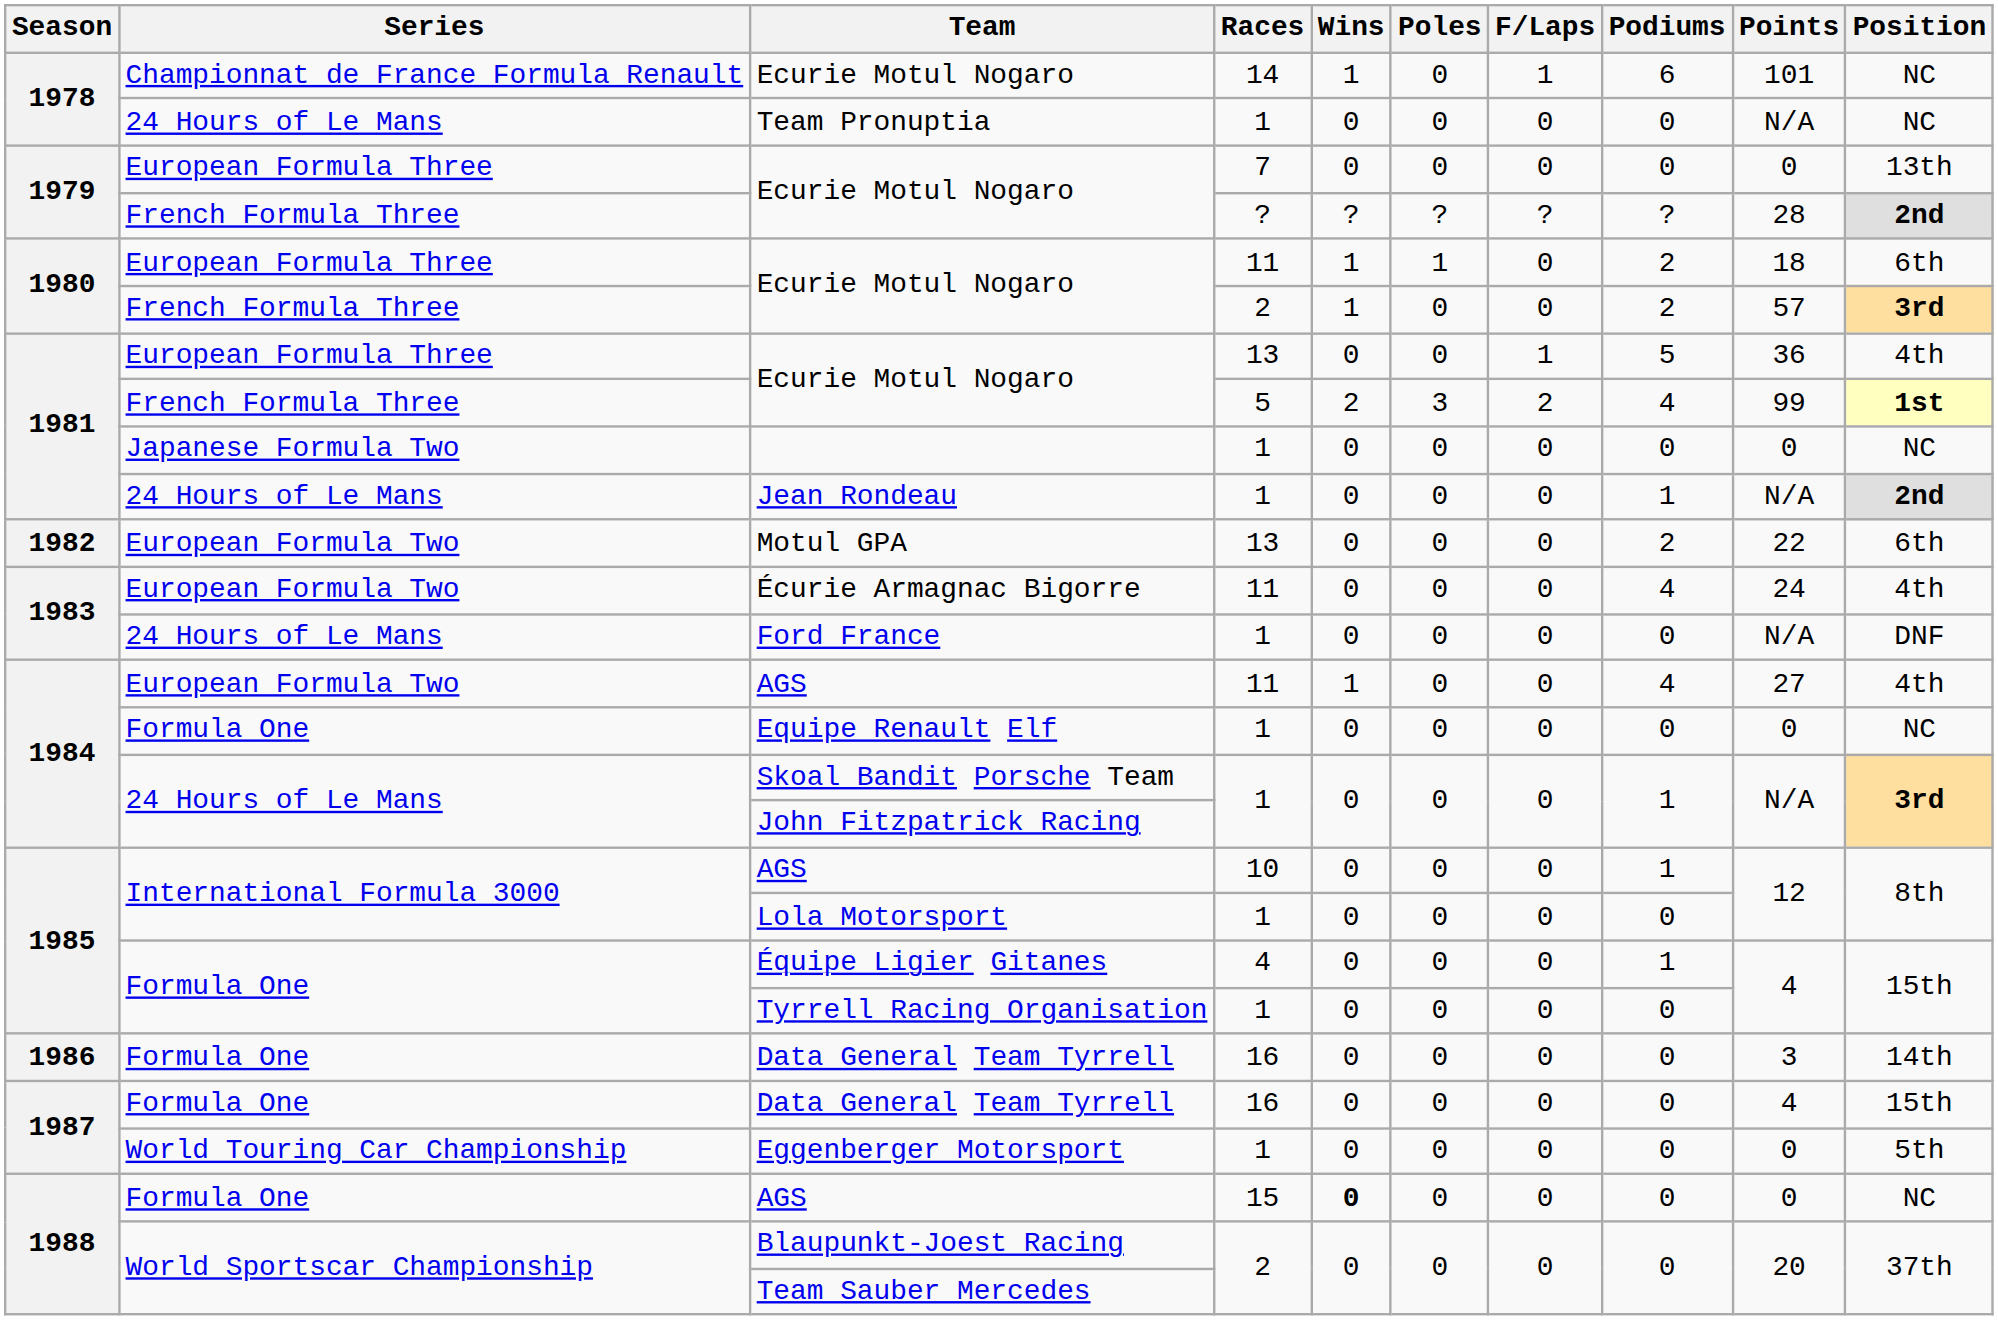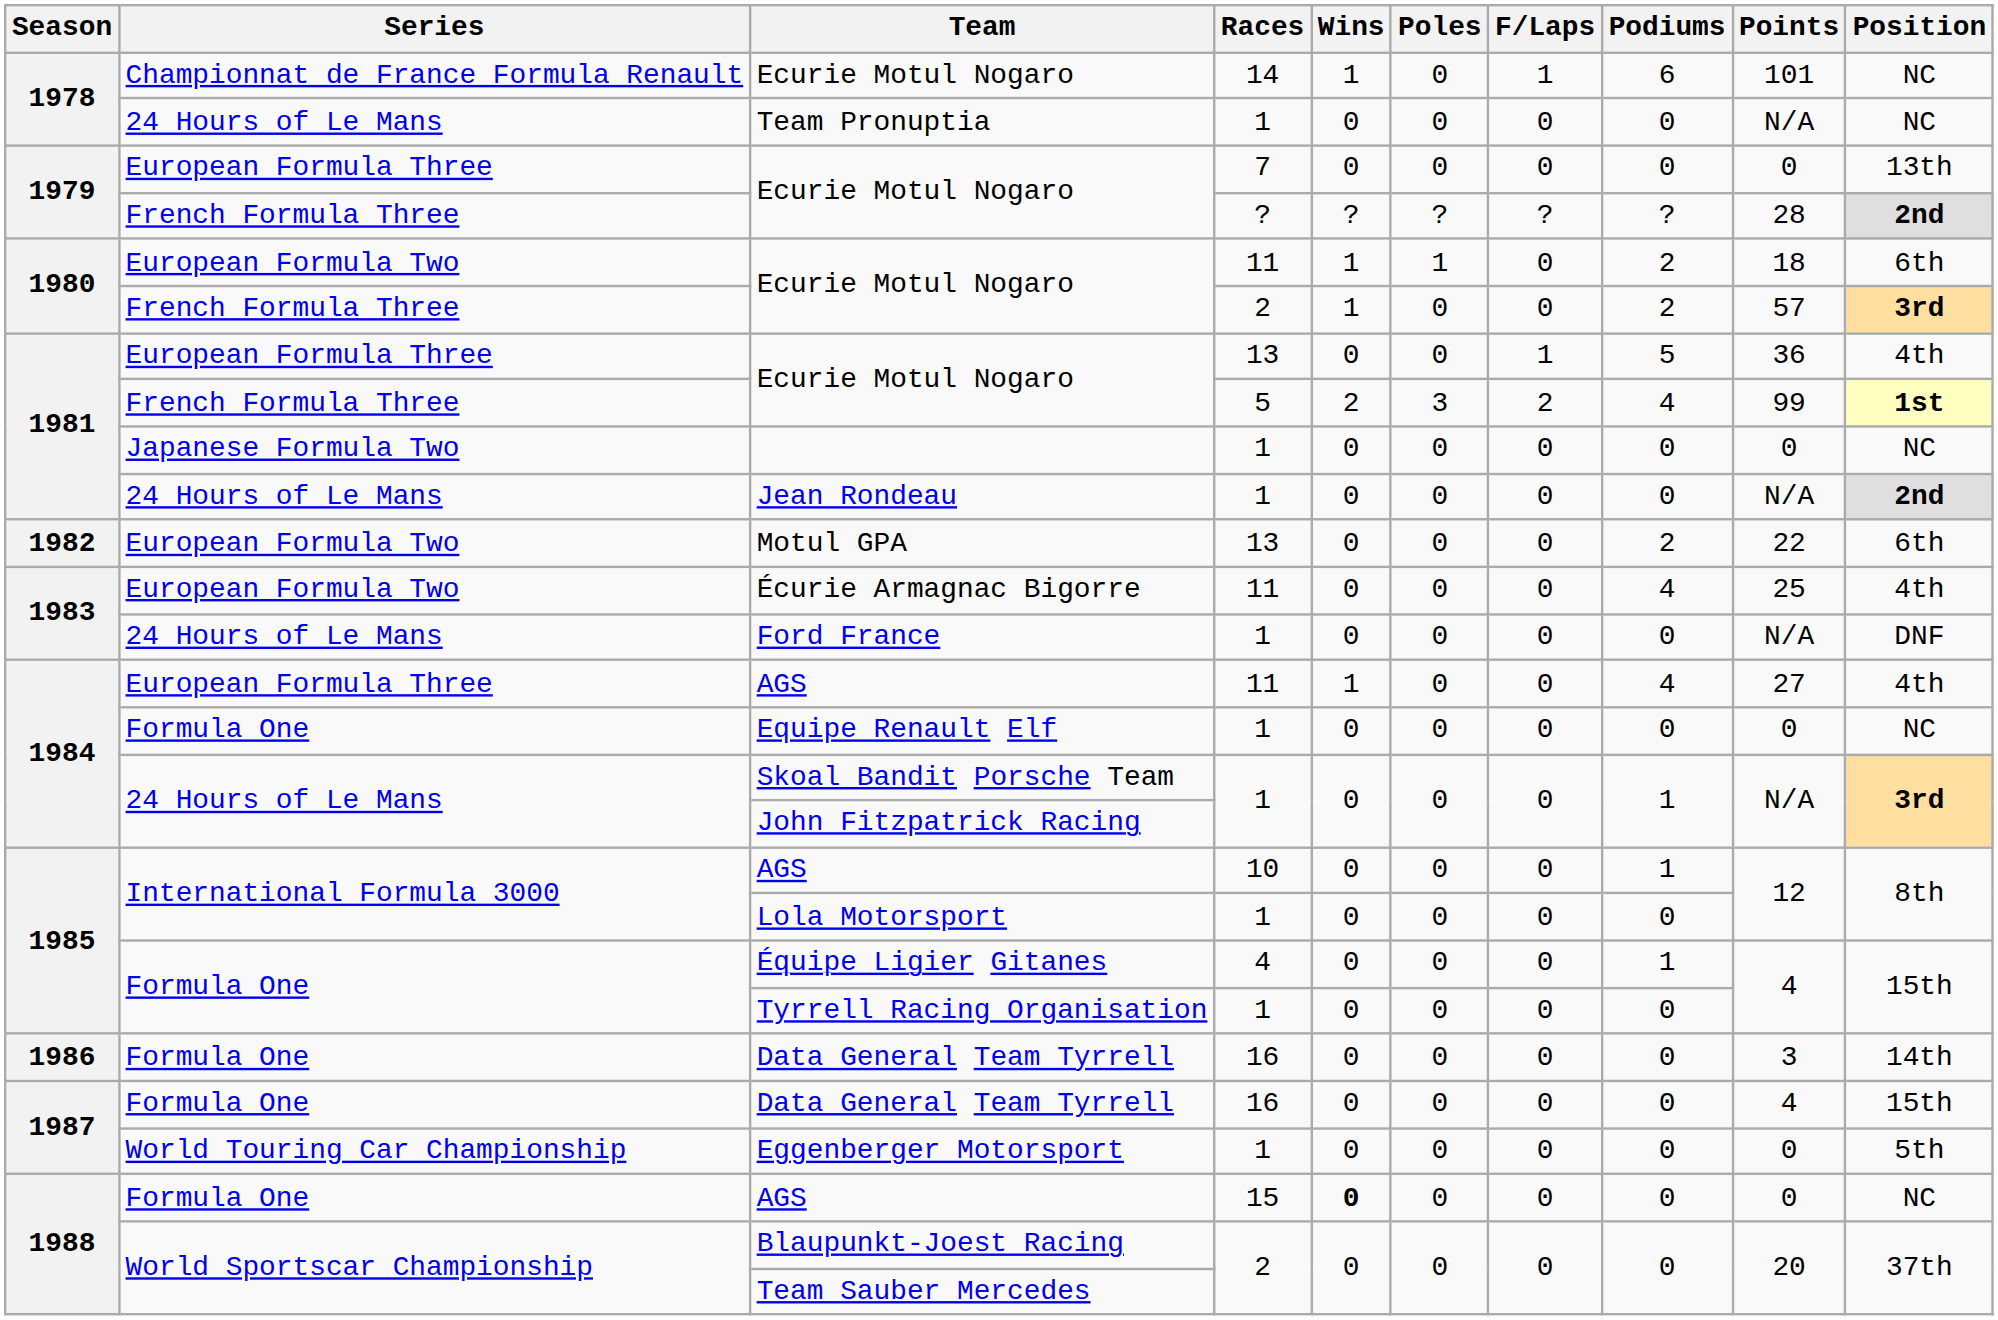(309, 262) European Formula Three -> (293, 262) European Formula Two
(1667, 496) 1 -> (1667, 496) 0
(1789, 590) 24 -> (1789, 590) 25
(293, 683) European Formula Two -> (309, 683) European Formula Three
